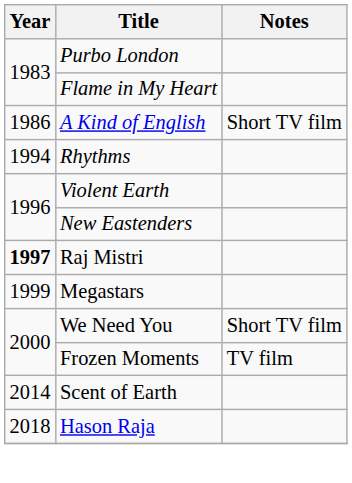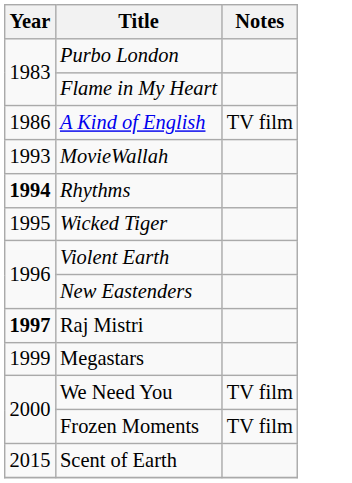(284, 122) Short TV film -> (260, 122) TV film
+ row: (114, 156)
(30, 156) normal -> (30, 190) bold
+ row: (114, 224)
(284, 325) Short TV film -> (260, 392) TV film
(30, 392) 2014 -> (30, 460) 2015
- row: (107, 426)
